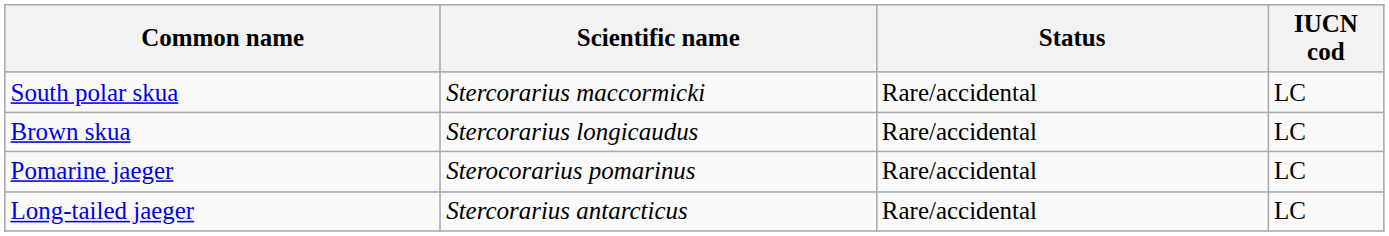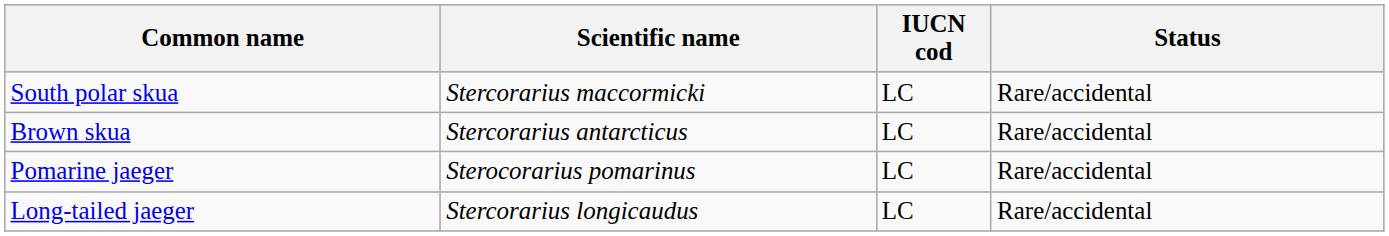columns swapped: (1072, 38) <-> (1326, 38)
(572, 131) Stercorarius longicaudus -> (567, 131) Stercorarius antarcticus
(567, 210) Stercorarius antarcticus -> (572, 210) Stercorarius longicaudus
